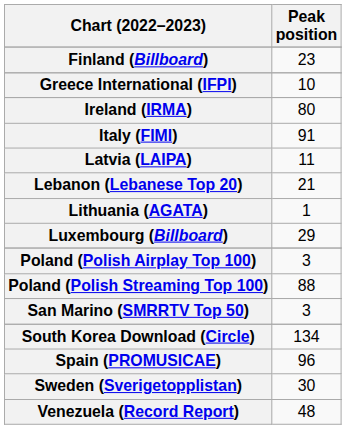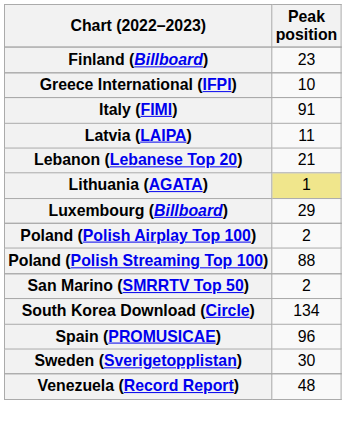- row: (138, 110)
(306, 210) no background -> (306, 185) khaki background
(306, 260) 3 -> (306, 235) 2
(306, 311) 3 -> (306, 286) 2
